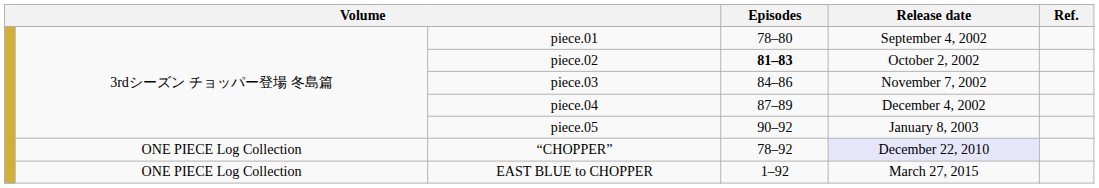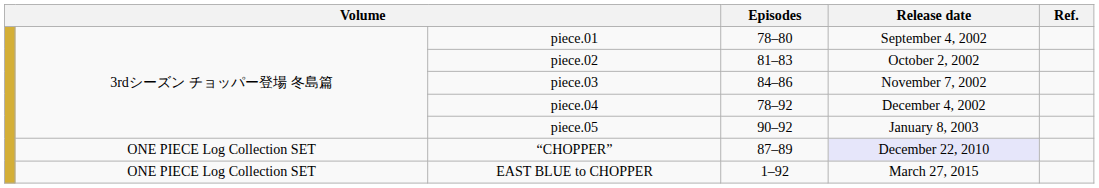(775, 60) bold -> (775, 60) normal
(775, 104) 87–89 -> (775, 104) 78–92
(222, 149) ONE PIECE Log Collection -> (222, 149) ONE PIECE Log Collection SET
(775, 149) 78–92 -> (775, 149) 87–89
(222, 171) ONE PIECE Log Collection -> (222, 171) ONE PIECE Log Collection SET
